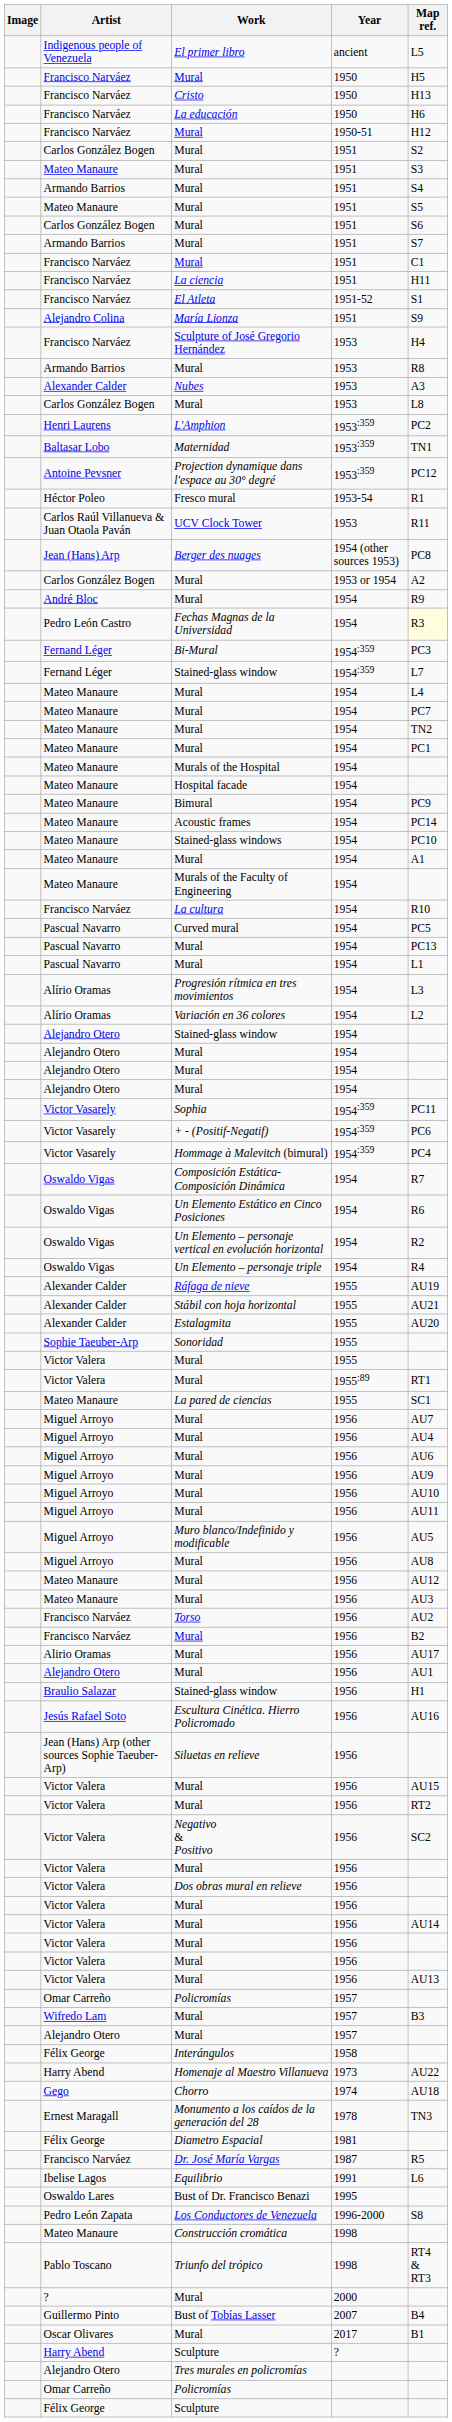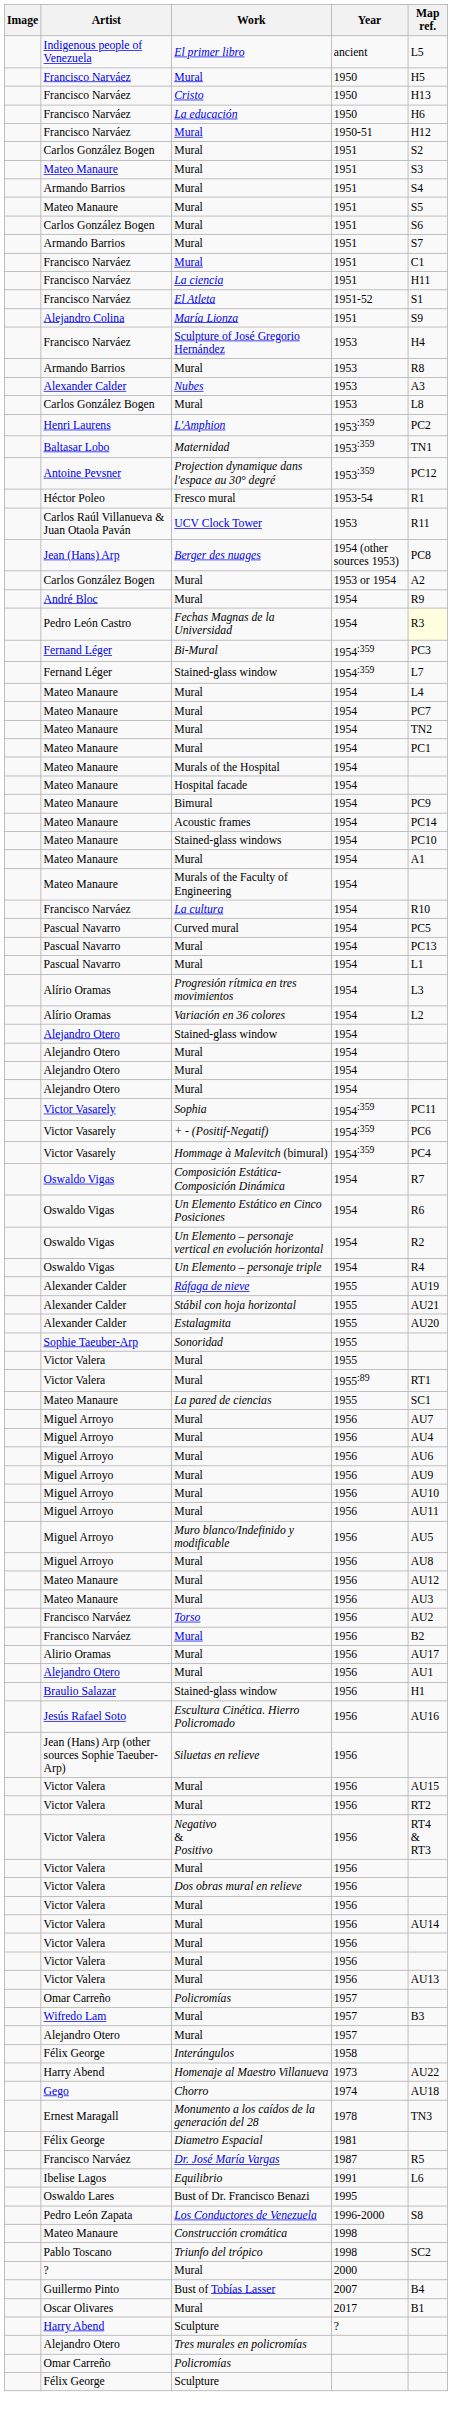(421, 1836) SC2 -> (421, 1836) RT4 & RT3
(421, 2265) RT4 & RT3 -> (421, 2252) SC2
